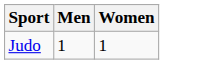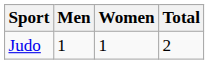+ column: (181, 18)
